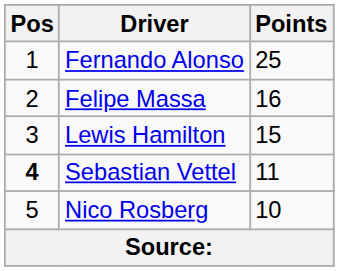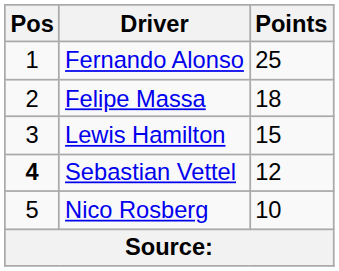(268, 98) 16 -> (268, 98) 18
(267, 172) 11 -> (268, 172) 12
